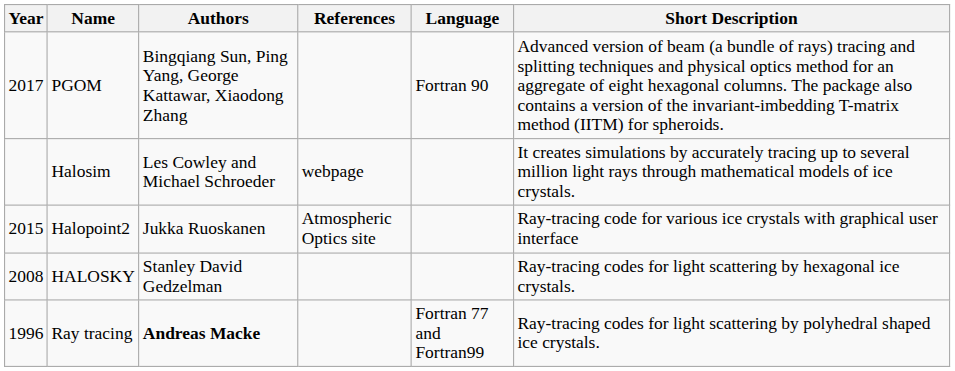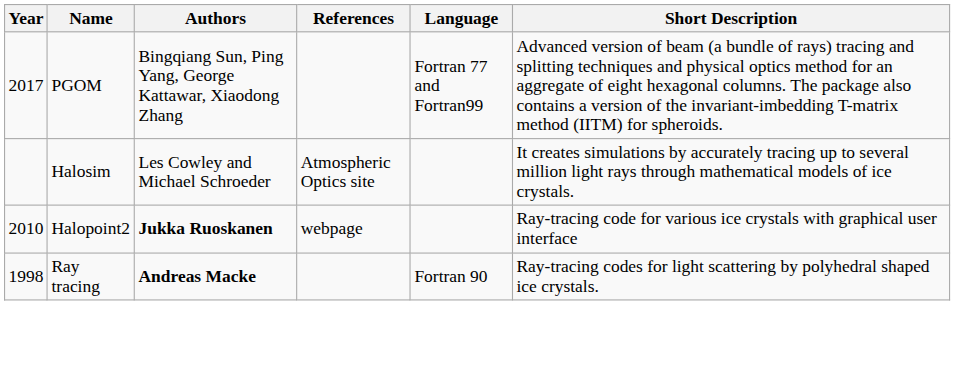(452, 85) Fortran 90 -> (451, 85) Fortran 77 and Fortran99
(333, 171) webpage -> (346, 171) Atmospheric Optics site
(26, 228) 2015 -> (26, 228) 2010
(204, 228) normal -> (206, 228) bold
(347, 228) Atmospheric Optics site -> (332, 228) webpage
- row: (93, 276)
(26, 333) 1996 -> (26, 276) 1998
(452, 333) Fortran 77 and Fortran99 -> (451, 276) Fortran 90
